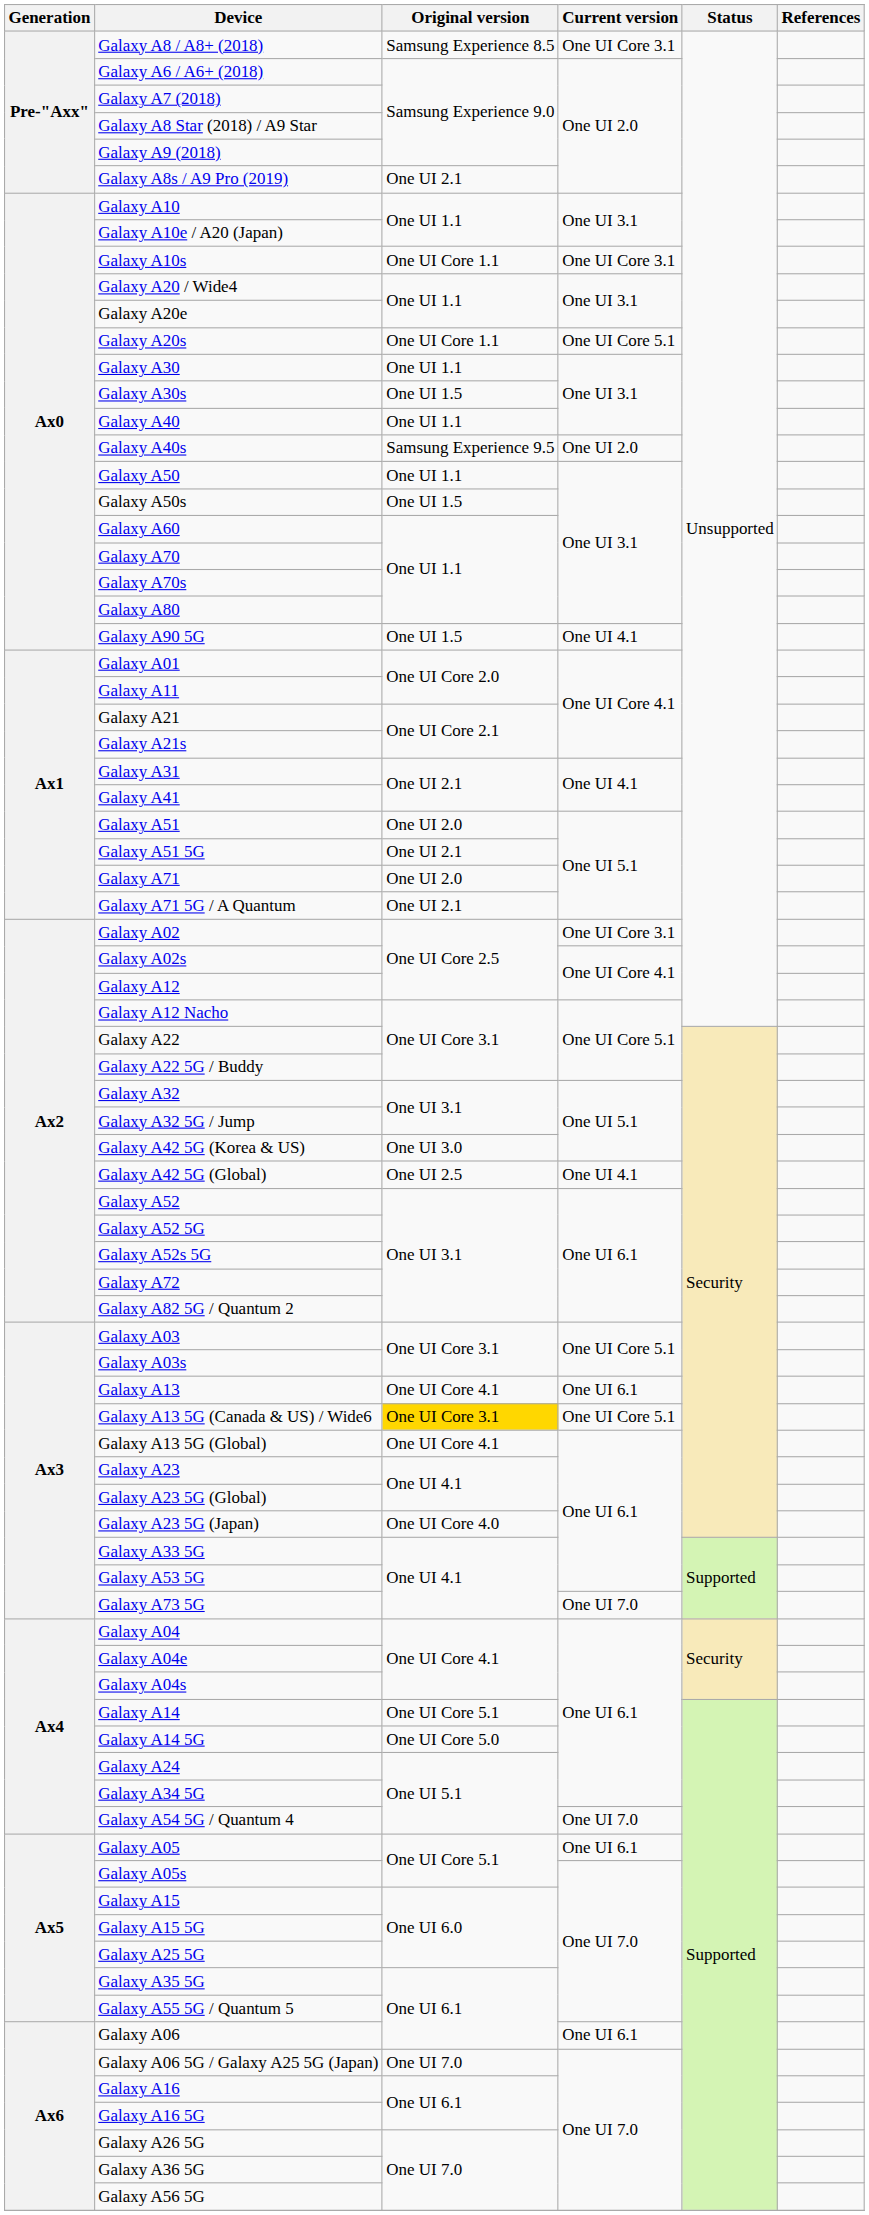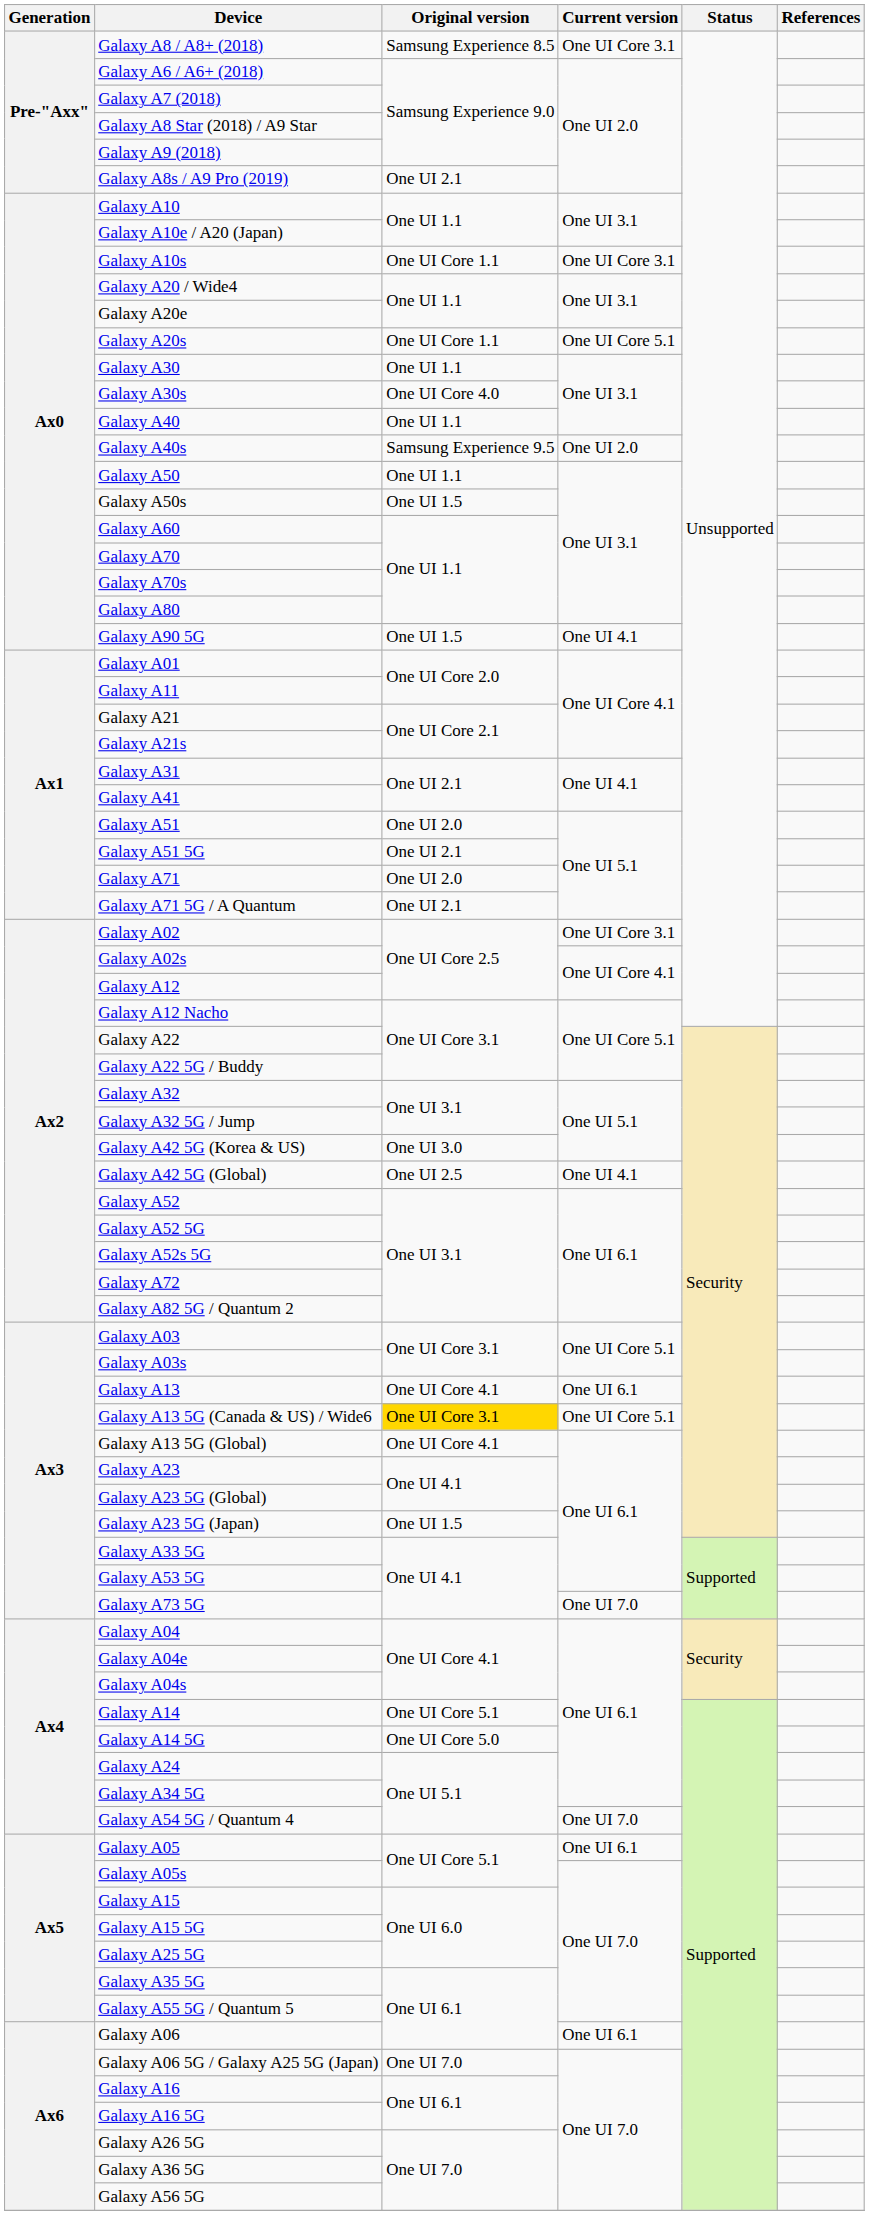(424, 394) One UI 1.5 -> (443, 394) One UI Core 4.0
(443, 1524) One UI Core 4.0 -> (424, 1524) One UI 1.5
